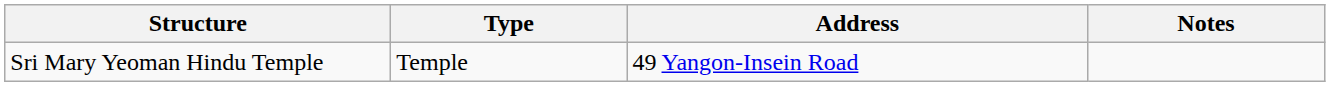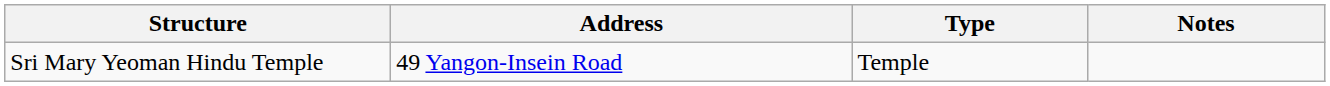columns swapped: (509, 23) <-> (857, 23)
